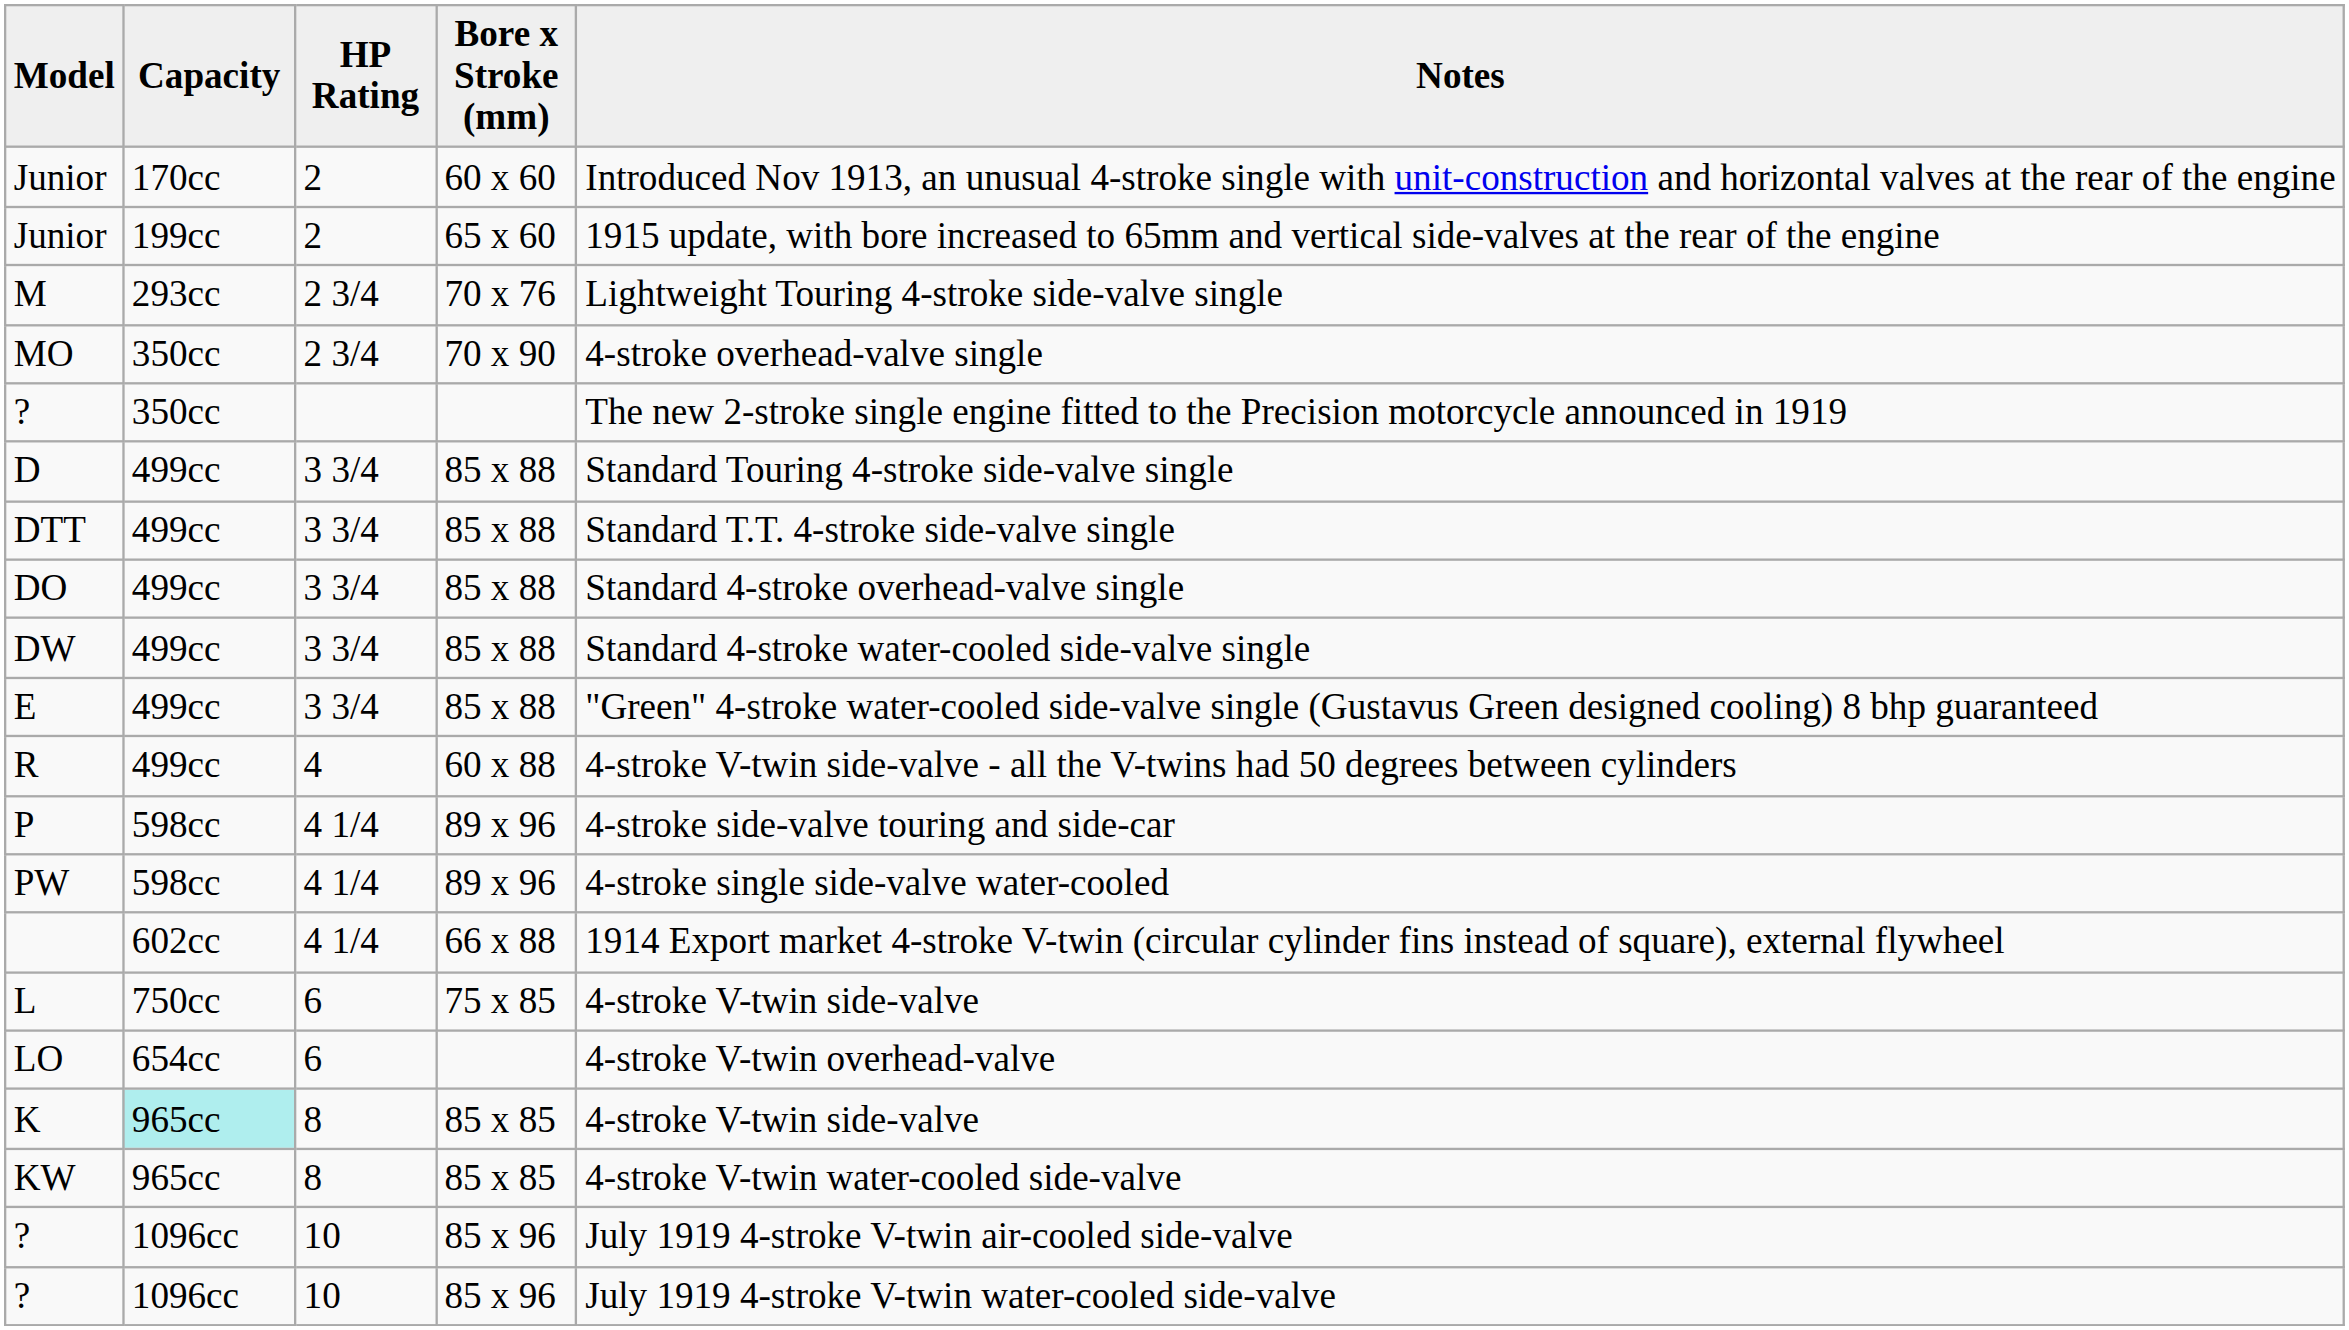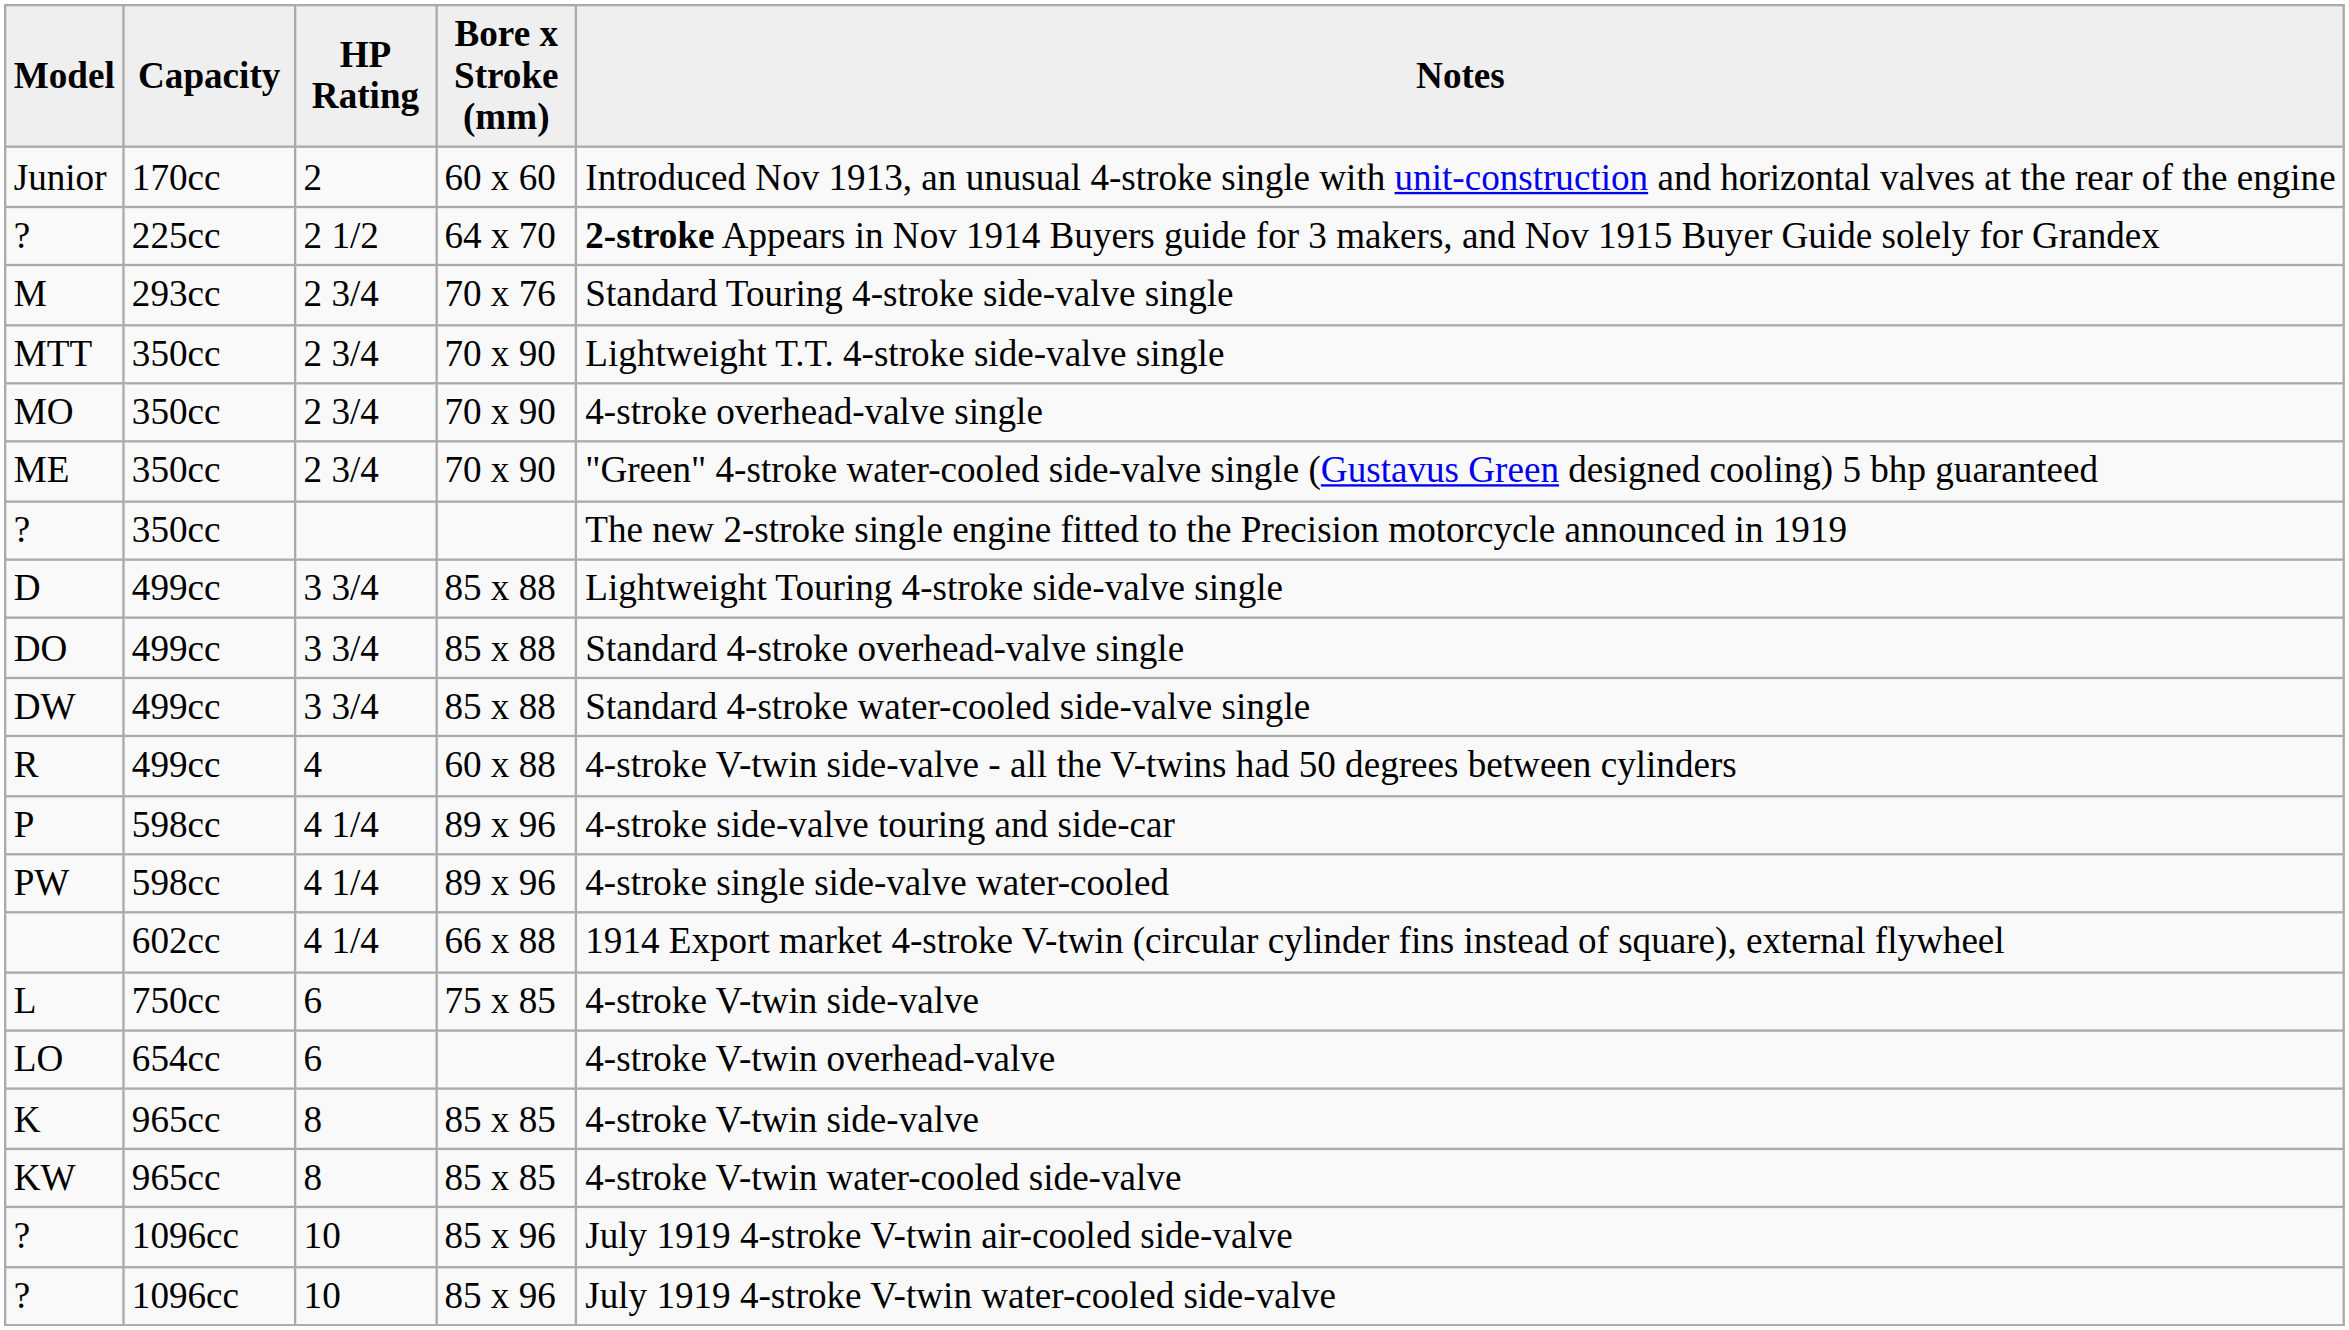- row: (60, 235)
+ row: (22, 235)
(934, 294) Lightweight Touring 4-stroke side-valve single -> (909, 294) Standard Touring 4-stroke side-valve single
+ row: (53, 352)
+ row: (42, 470)
(909, 470) Standard Touring 4-stroke side-valve single -> (934, 588) Lightweight Touring 4-stroke side-valve single
- row: (50, 529)
- row: (25, 706)
(176, 1118) paleturquoise background -> (176, 1118) no background
